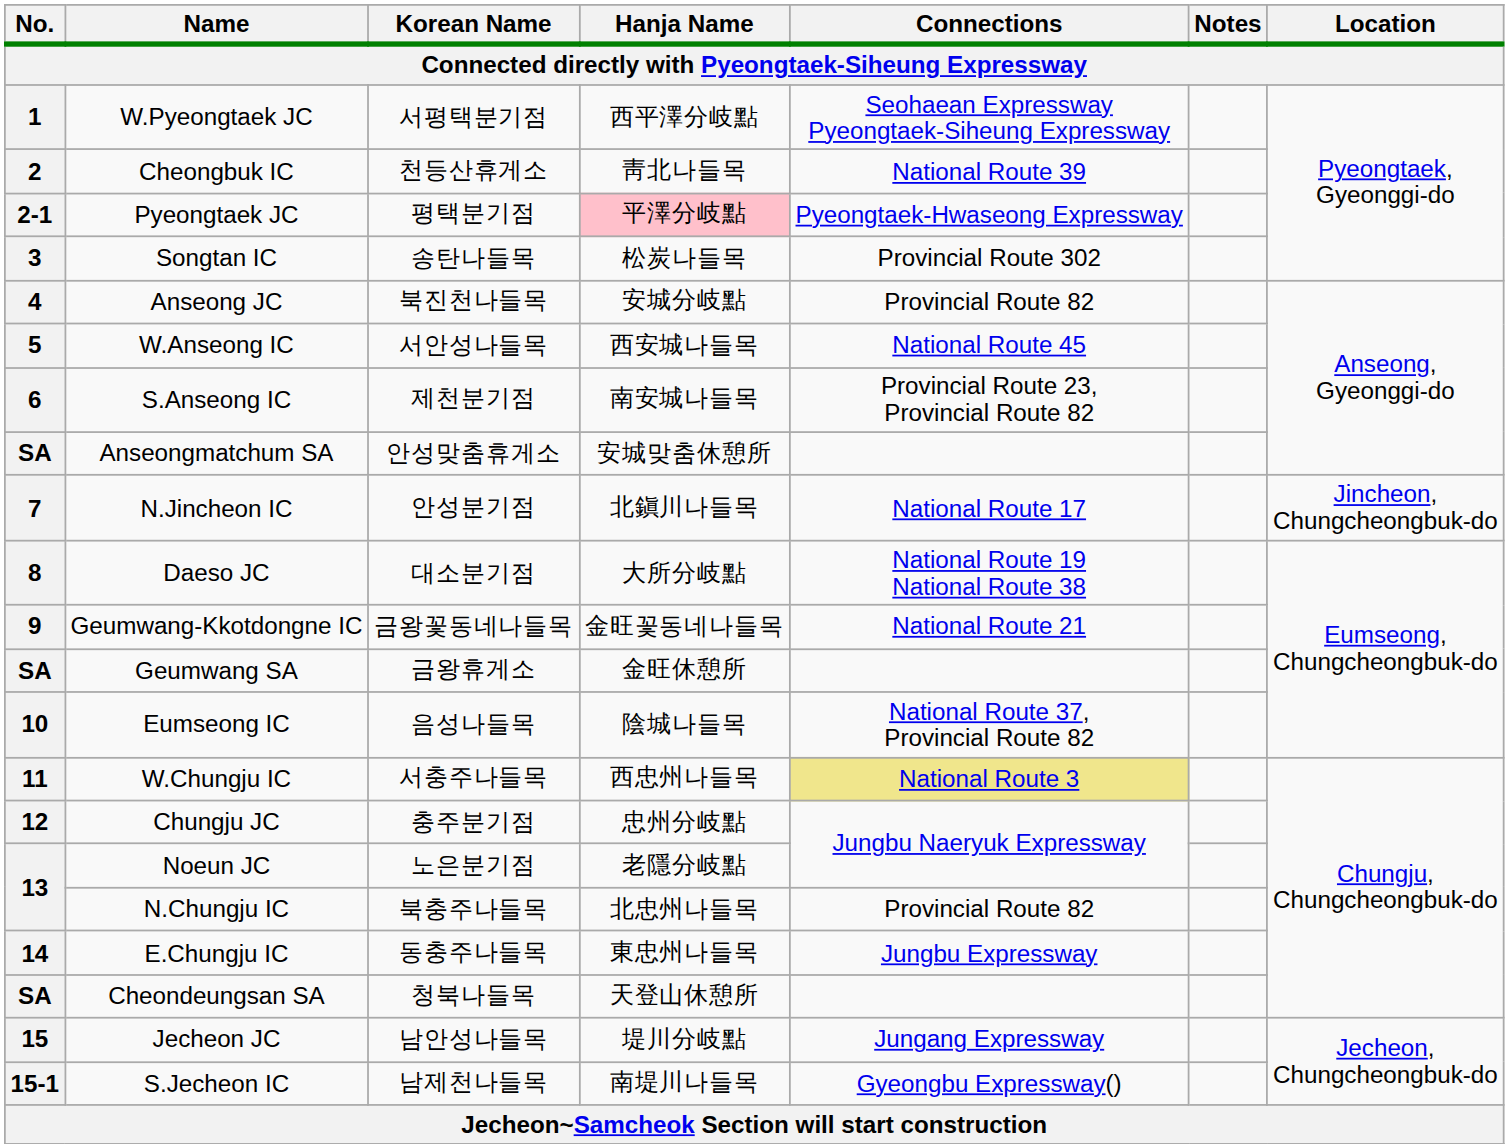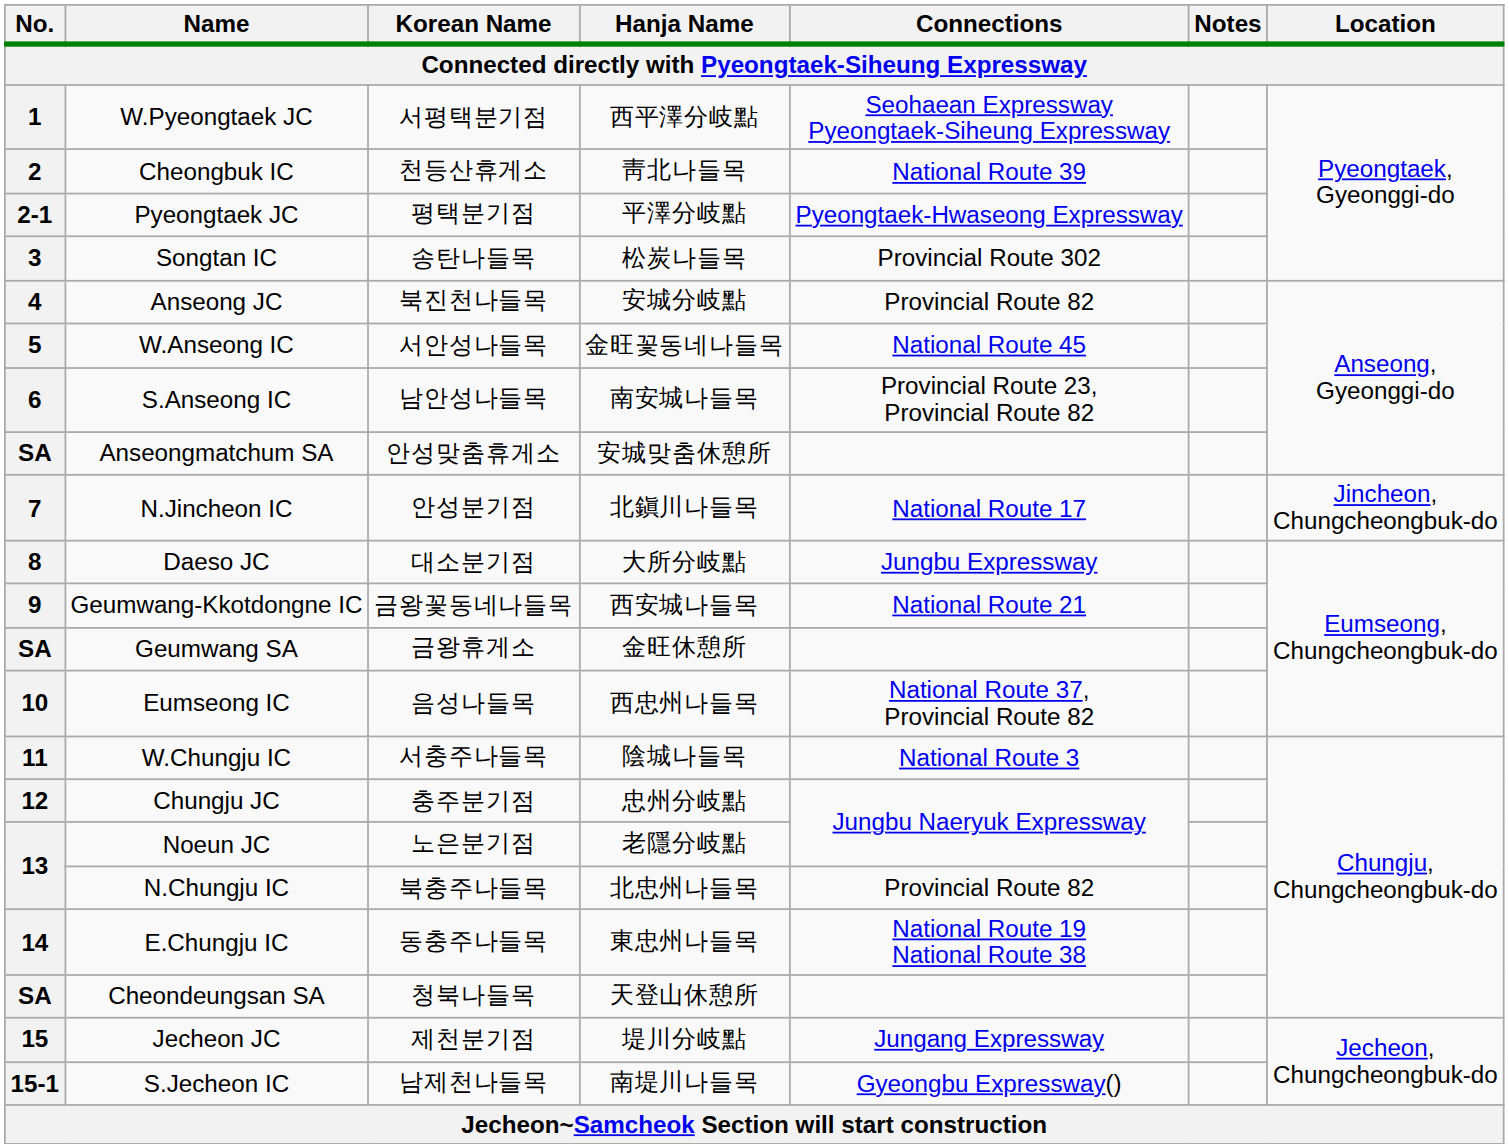(684, 214) pink background -> (684, 214) no background
(684, 344) 西安城나들목 -> (684, 344) 金旺꽃동네나들목
(474, 398) 제천분기점 -> (474, 398) 남안성나들목
(989, 572) National Route 19 National Route 38 -> (989, 562) Jungbu Expressway
(684, 626) 金旺꽃동네나들목 -> (684, 604) 西安城나들목
(684, 723) 陰城나들목 -> (684, 702) 西忠州나들목
(684, 778) 西忠州나들목 -> (684, 756) 陰城나들목
(989, 778) khaki background -> (989, 757) no background
(989, 952) Jungbu Expressway -> (989, 942) National Route 19 National Route 38
(474, 1038) 남안성나들목 -> (474, 1038) 제천분기점
